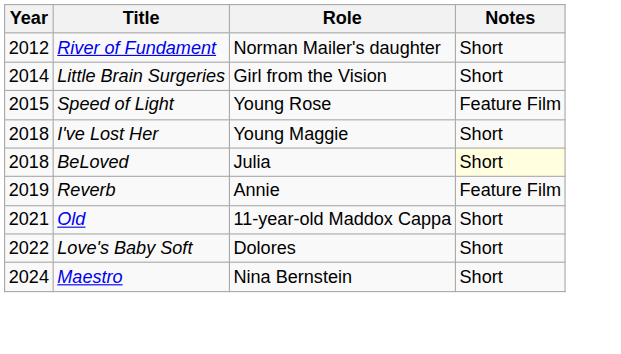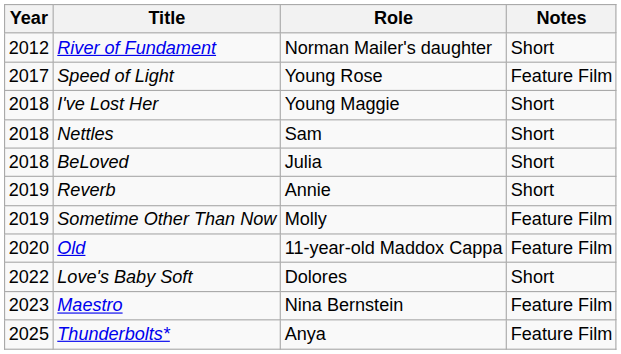- row: (141, 76)
(29, 104) 2015 -> (29, 76) 2017
+ row: (85, 133)
(481, 162) lightyellow background -> (532, 162) no background
(510, 190) Feature Film -> (532, 190) Short
+ row: (167, 219)
(29, 219) 2021 -> (29, 248) 2020
(481, 219) Short -> (562, 248) Feature Film
(29, 276) 2024 -> (29, 305) 2023
(481, 276) Short -> (562, 305) Feature Film
+ row: (114, 334)
